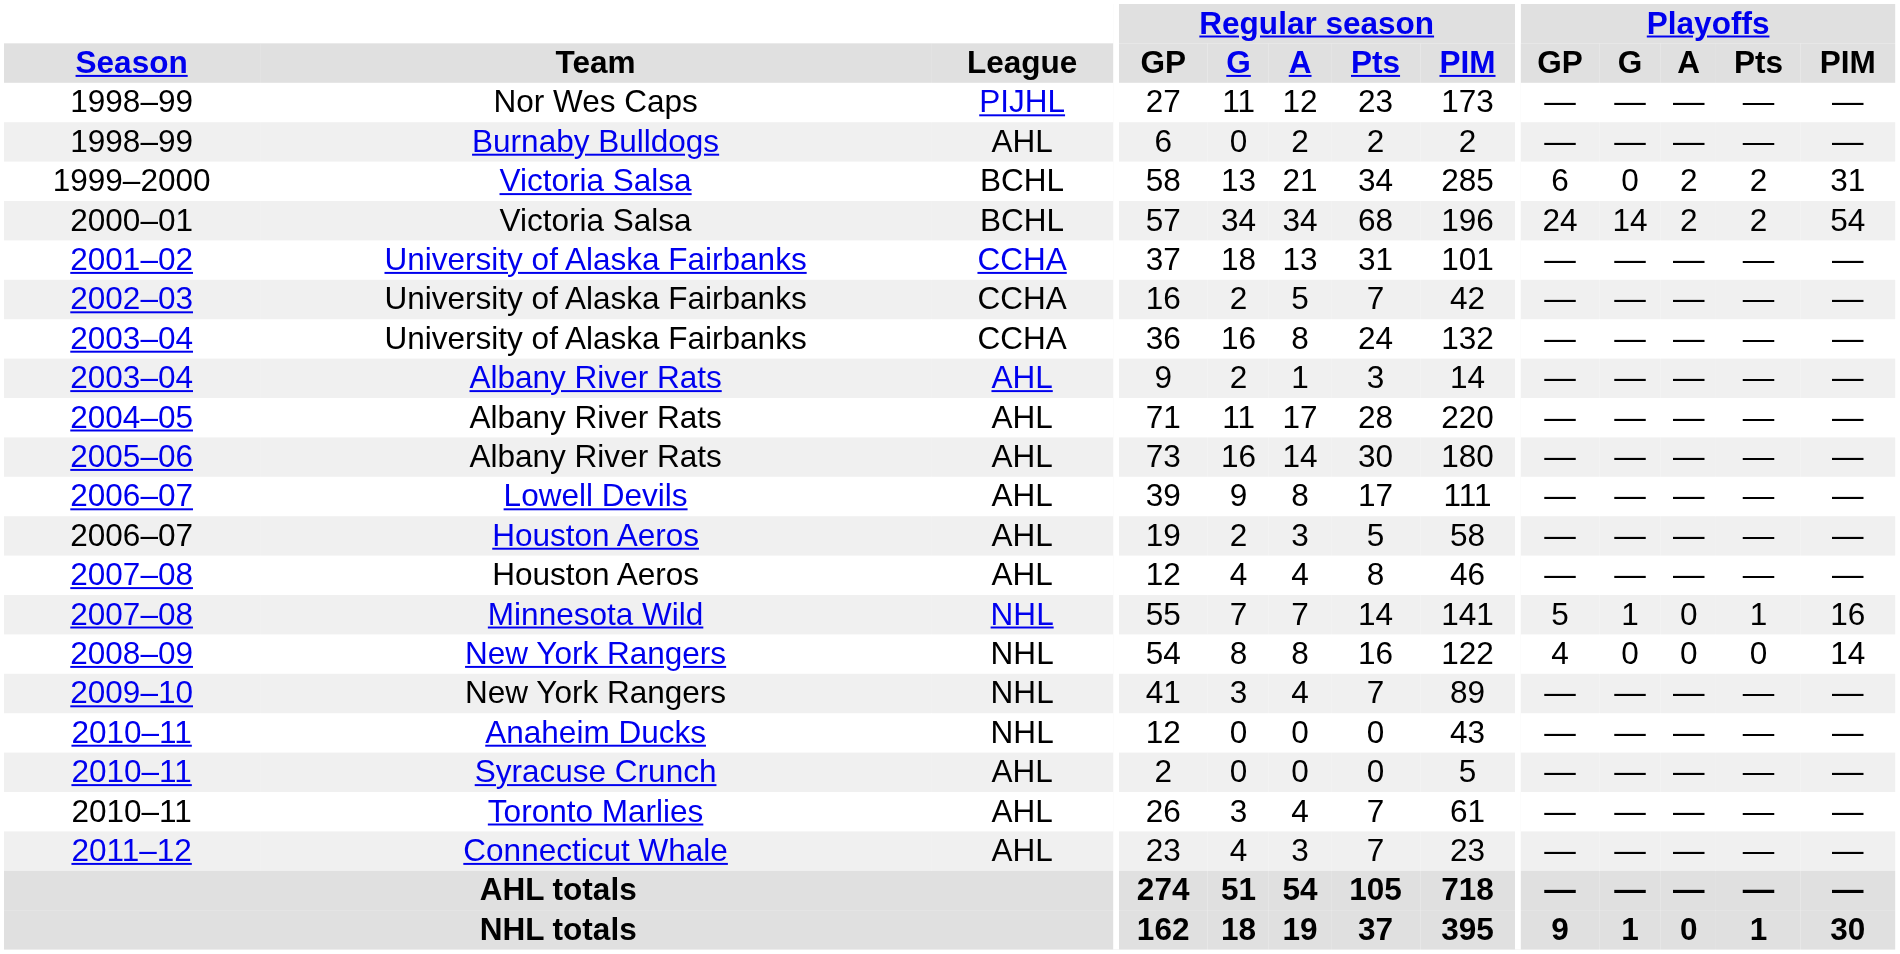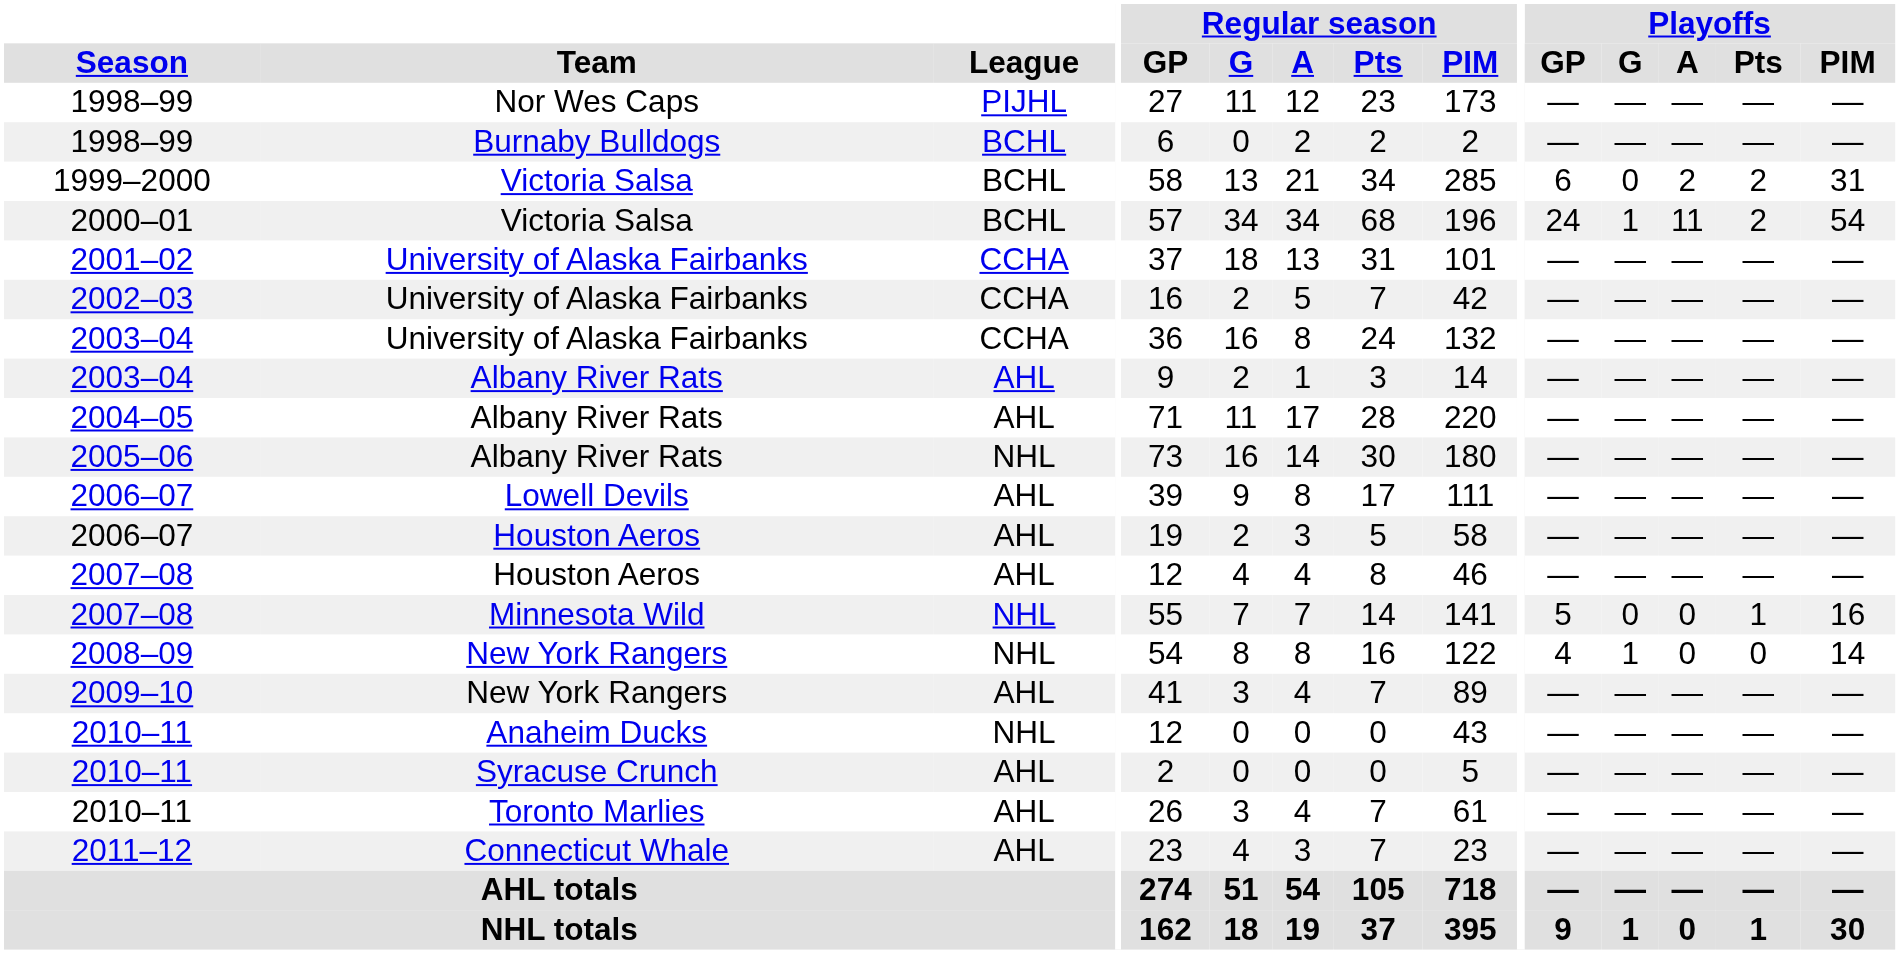(1022, 141) AHL -> (1024, 141) BCHL
(1630, 220) 14 -> (1630, 220) 1
(1689, 220) 2 -> (1687, 220) 11
(1022, 456) AHL -> (1024, 456) NHL
(1630, 614) 1 -> (1630, 614) 0
(1630, 653) 0 -> (1630, 653) 1
(1022, 693) NHL -> (1024, 693) AHL
